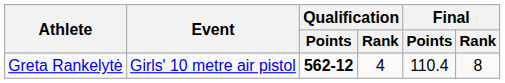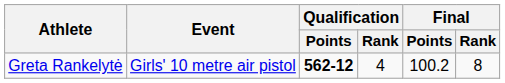(429, 66) 110.4 -> (429, 66) 100.2
